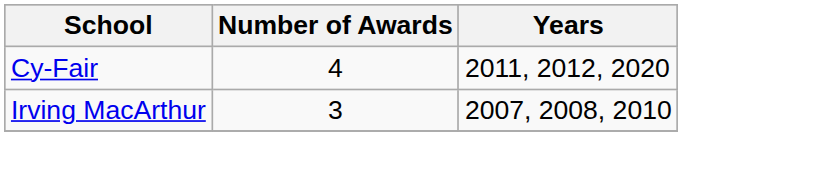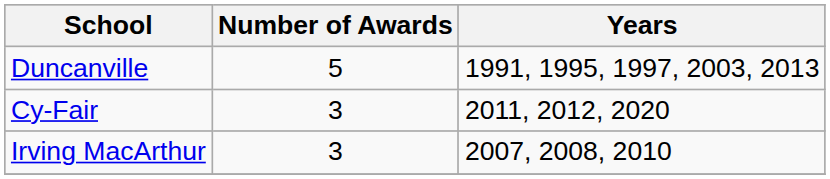+ row: (80, 67)
(335, 67) 4 -> (335, 109) 3
